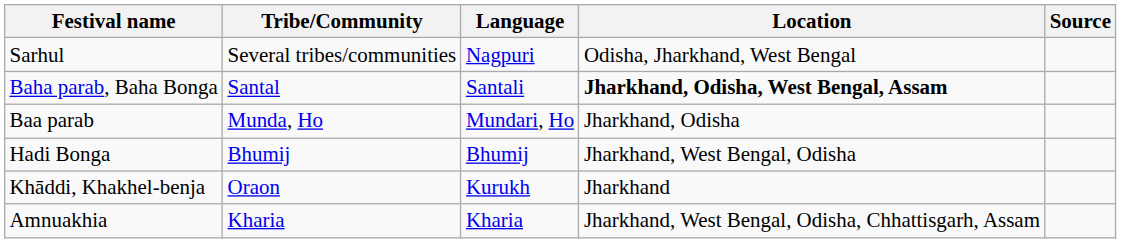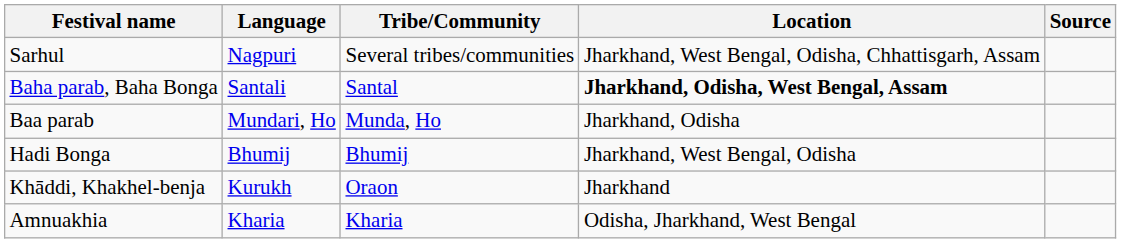columns swapped: (520, 21) <-> (342, 21)
(720, 54) Odisha, Jharkhand, West Bengal -> (812, 54) Jharkhand, West Bengal, Odisha, Chhattisgarh, Assam
(812, 220) Jharkhand, West Bengal, Odisha, Chhattisgarh, Assam -> (720, 220) Odisha, Jharkhand, West Bengal
